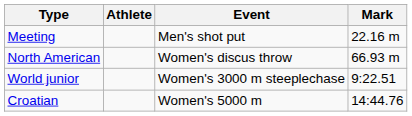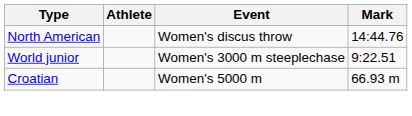- row: (31, 36)
(375, 57) 66.93 m -> (377, 36) 14:44.76
(377, 100) 14:44.76 -> (375, 79) 66.93 m
